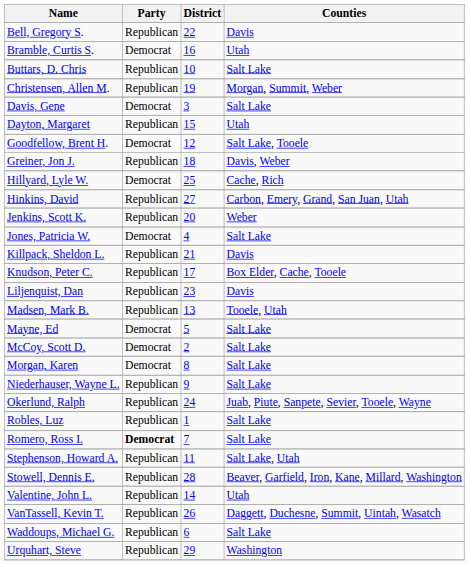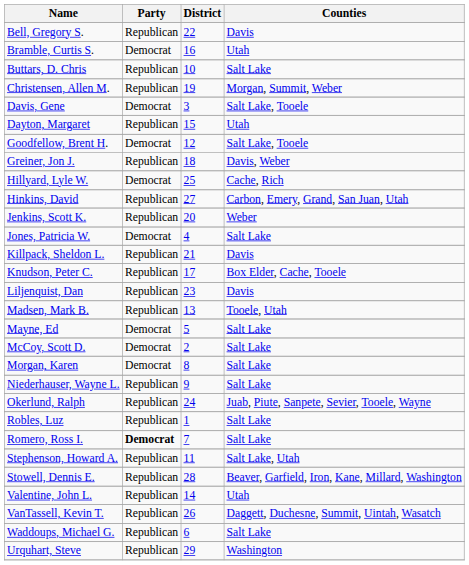(249, 106) Salt Lake -> (267, 106) Salt Lake, Tooele
